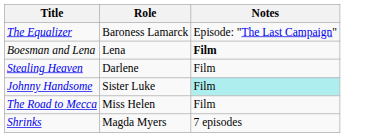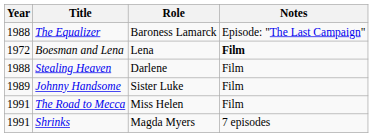+ column: (19, 13)
(204, 86) paleturquoise background -> (233, 86) no background
